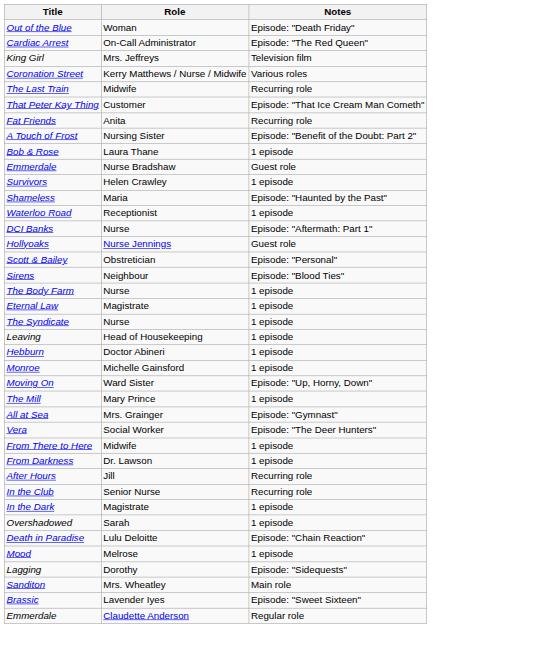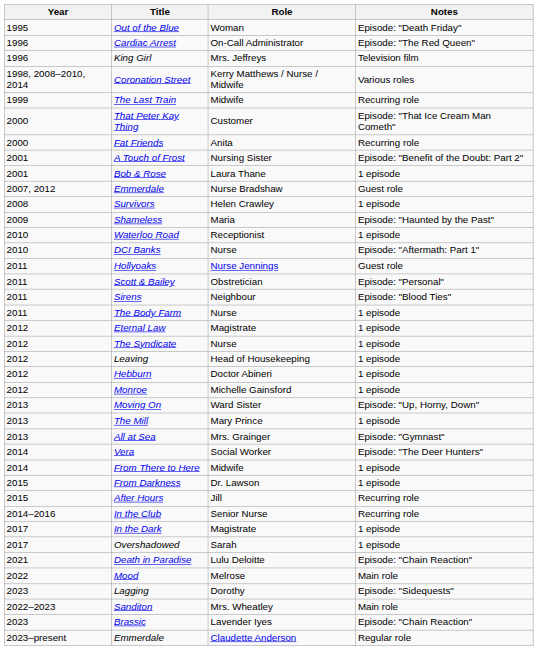+ column: (58, 12)
(272, 553) 1 episode -> (378, 575) Main role
(306, 600) Episode: "Sweet Sixteen" -> (415, 622) Episode: "Chain Reaction"
